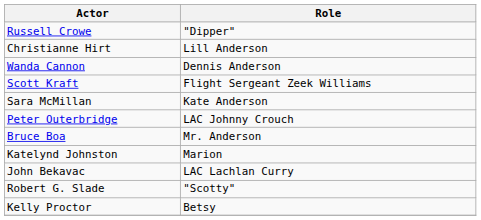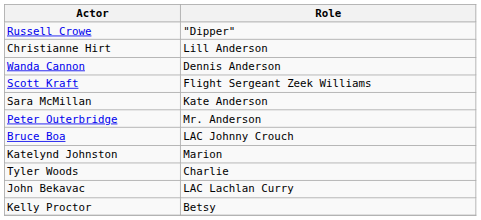(238, 119) LAC Johnny Crouch -> (222, 119) Mr. Anderson
(222, 136) Mr. Anderson -> (238, 136) LAC Johnny Crouch
+ row: (43, 171)
- row: (56, 189)
